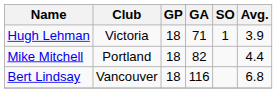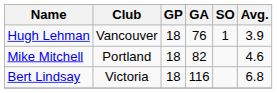(127, 35) Victoria -> (127, 35) Vancouver
(199, 35) 71 -> (199, 35) 76
(255, 56) 4.4 -> (255, 56) 4.6
(127, 77) Vancouver -> (127, 77) Victoria
